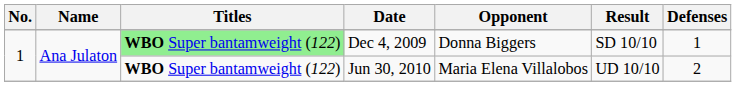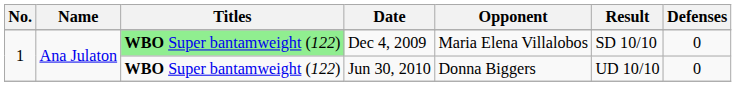(487, 42) Donna Biggers -> (513, 42) Maria Elena Villalobos
(697, 42) 1 -> (697, 42) 0
(513, 68) Maria Elena Villalobos -> (487, 68) Donna Biggers
(697, 68) 2 -> (697, 68) 0
